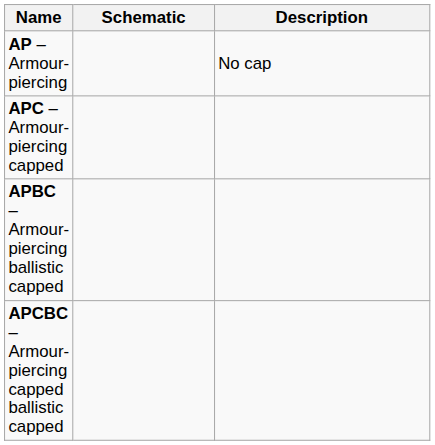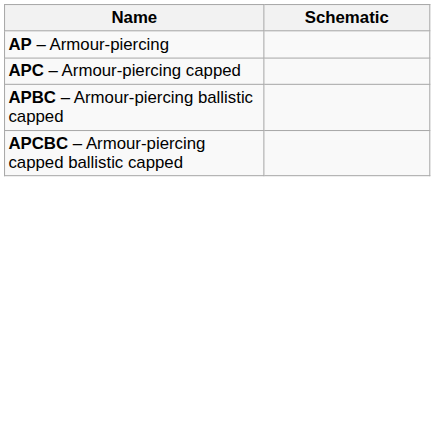- column: (322, 17)
